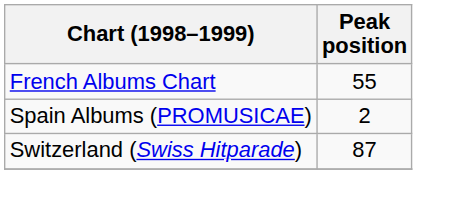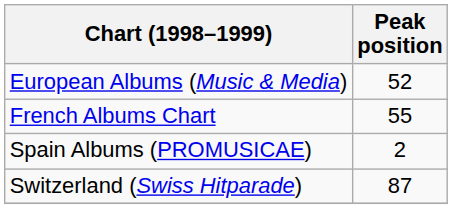+ row: (178, 81)
